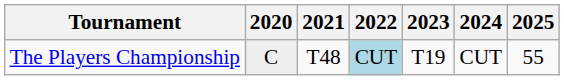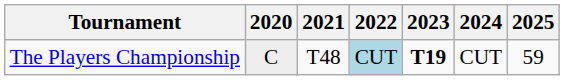(428, 57) normal -> (428, 57) bold
(533, 57) 55 -> (533, 57) 59
